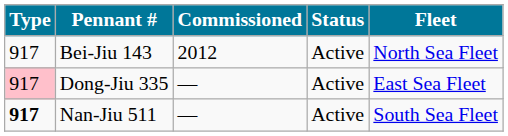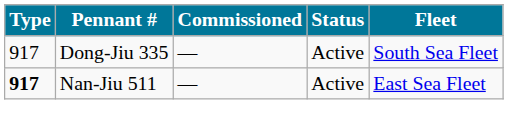- row: (106, 51)
(24, 83) pink background -> (24, 51) no background
(430, 83) East Sea Fleet -> (436, 51) South Sea Fleet
(436, 114) South Sea Fleet -> (430, 83) East Sea Fleet
